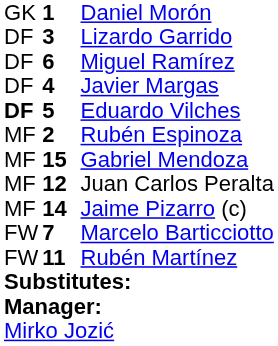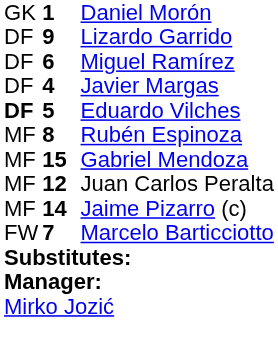(48, 37) 3 -> (48, 37) 9
(48, 135) 2 -> (48, 135) 8
- row: (159, 257)
